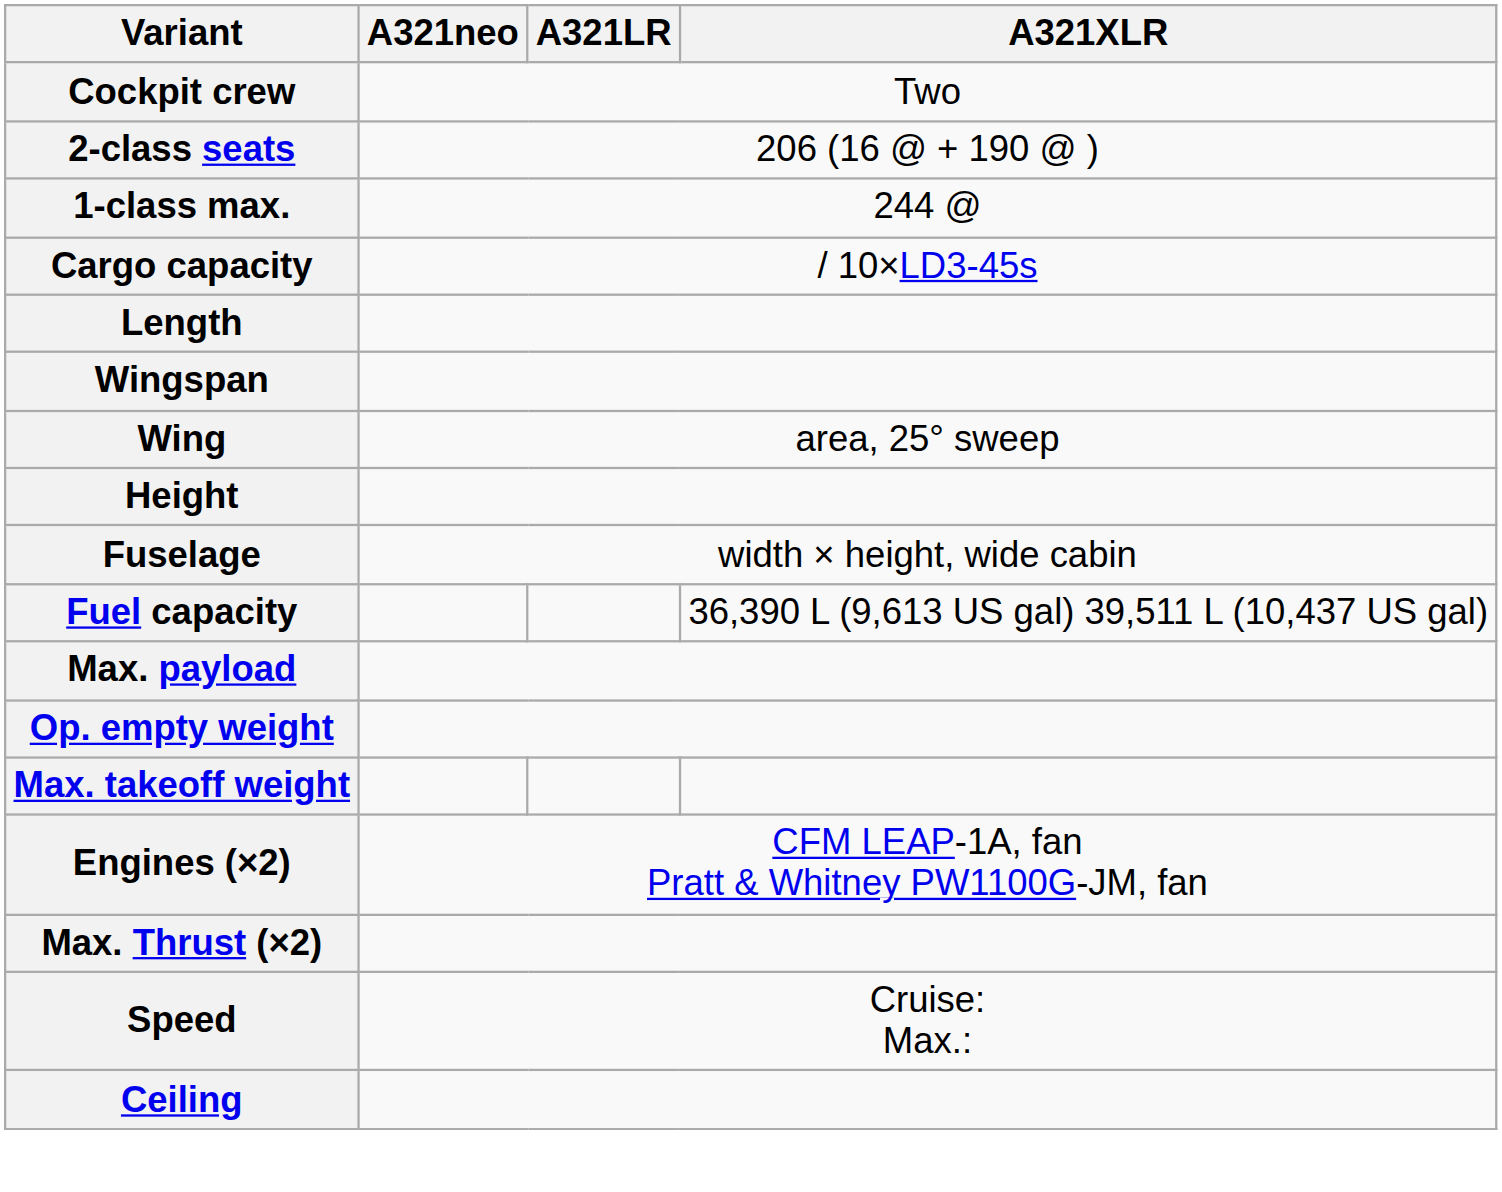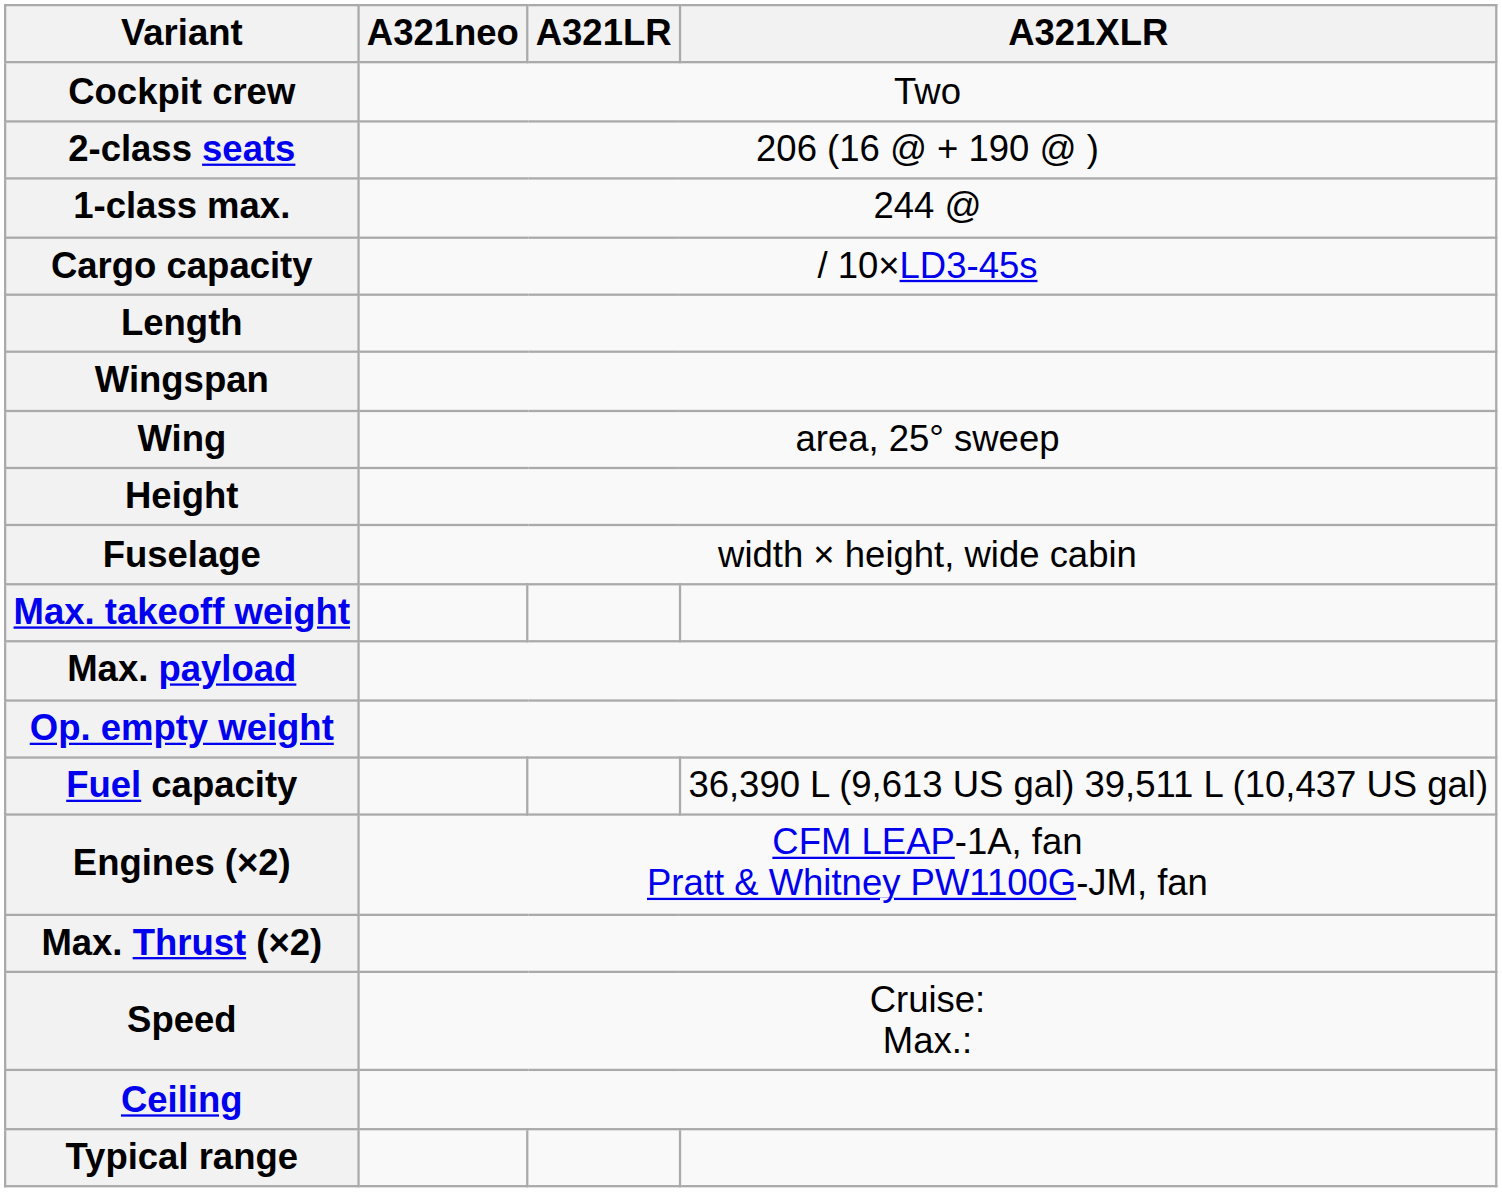rows swapped: (182, 785) <-> (182, 611)
+ row: (182, 1156)
